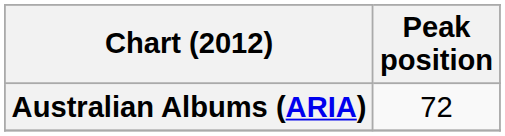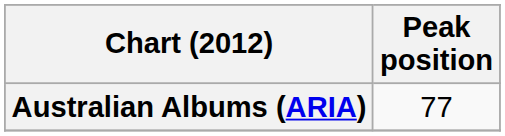(437, 106) 72 -> (437, 106) 77
